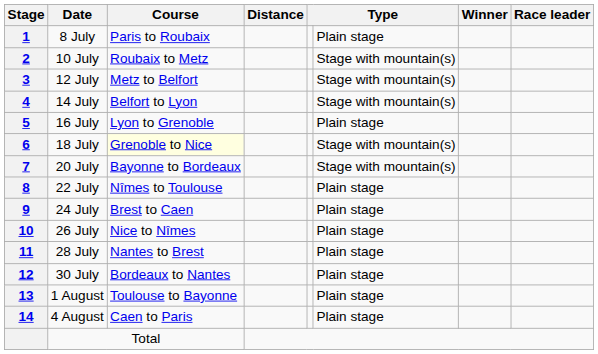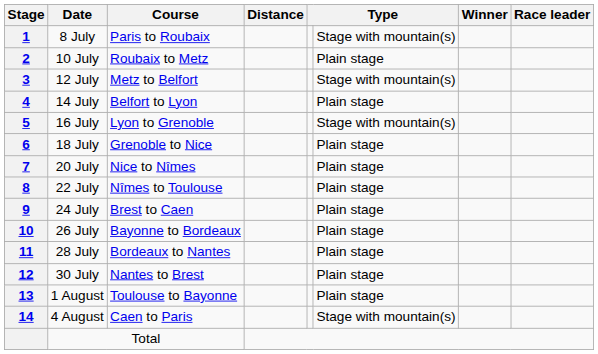(350, 36) Plain stage -> (386, 36) Stage with mountain(s)
(386, 58) Stage with mountain(s) -> (350, 58) Plain stage
(386, 101) Stage with mountain(s) -> (350, 101) Plain stage
(350, 123) Plain stage -> (386, 123) Stage with mountain(s)
(161, 144) lightyellow background -> (161, 144) no background
(386, 144) Stage with mountain(s) -> (350, 144) Plain stage
(175, 166) Bayonne to Bordeaux -> (153, 166) Nice to Nîmes
(386, 166) Stage with mountain(s) -> (350, 166) Plain stage
(153, 230) Nice to Nîmes -> (175, 230) Bayonne to Bordeaux
(157, 252) Nantes to Brest -> (170, 252) Bordeaux to Nantes
(170, 274) Bordeaux to Nantes -> (157, 274) Nantes to Brest
(350, 317) Plain stage -> (386, 317) Stage with mountain(s)
